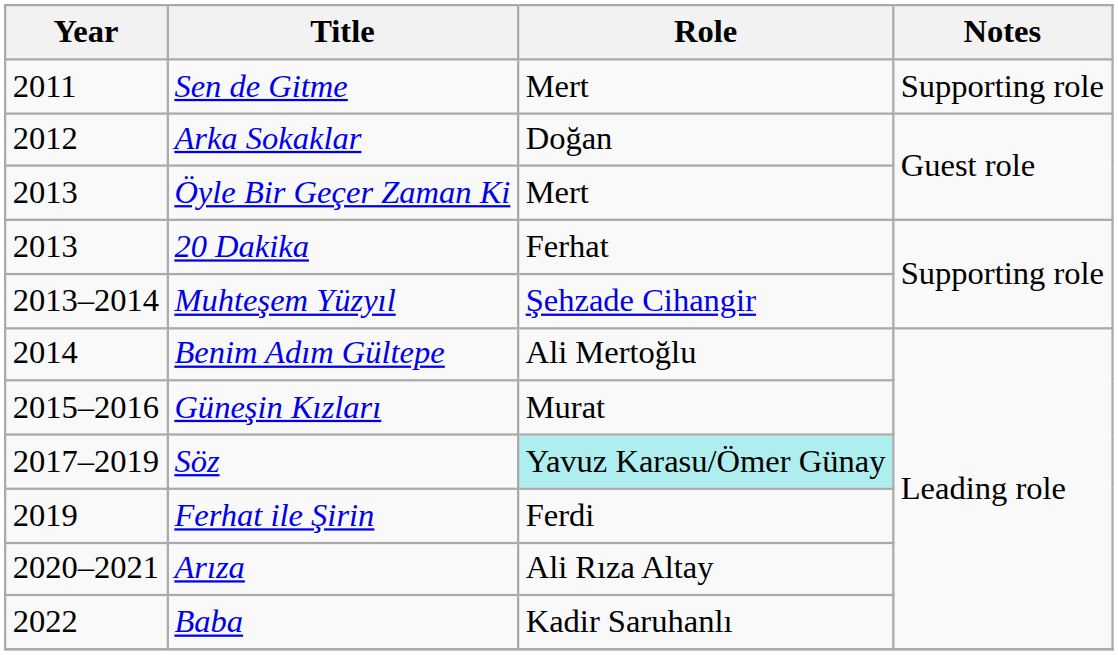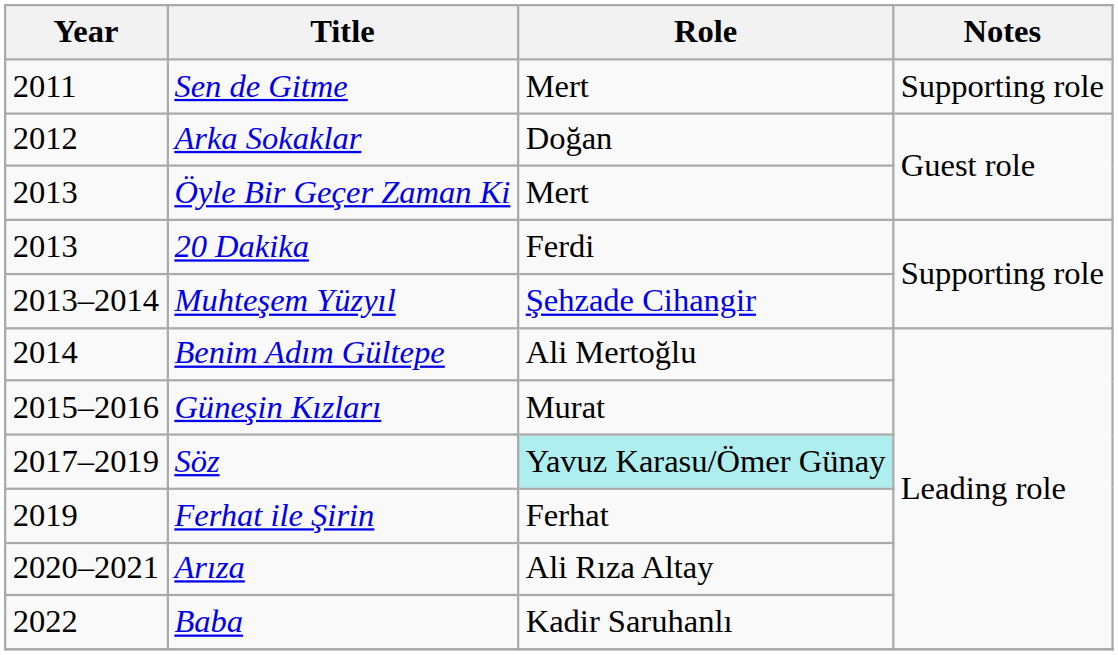(567, 246) Ferhat -> (560, 246) Ferdi
(560, 514) Ferdi -> (567, 514) Ferhat
